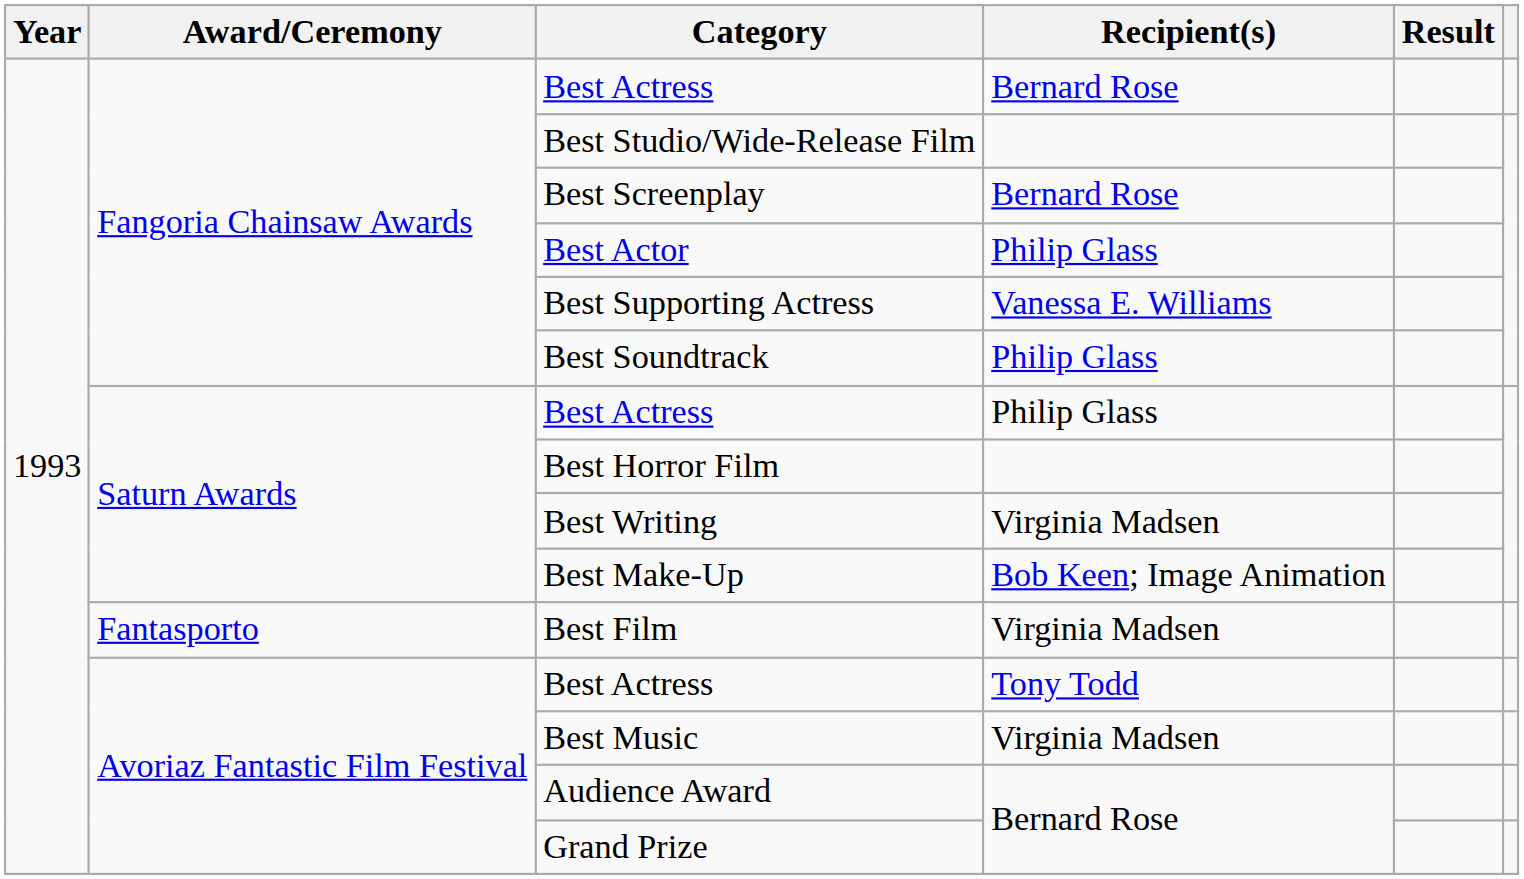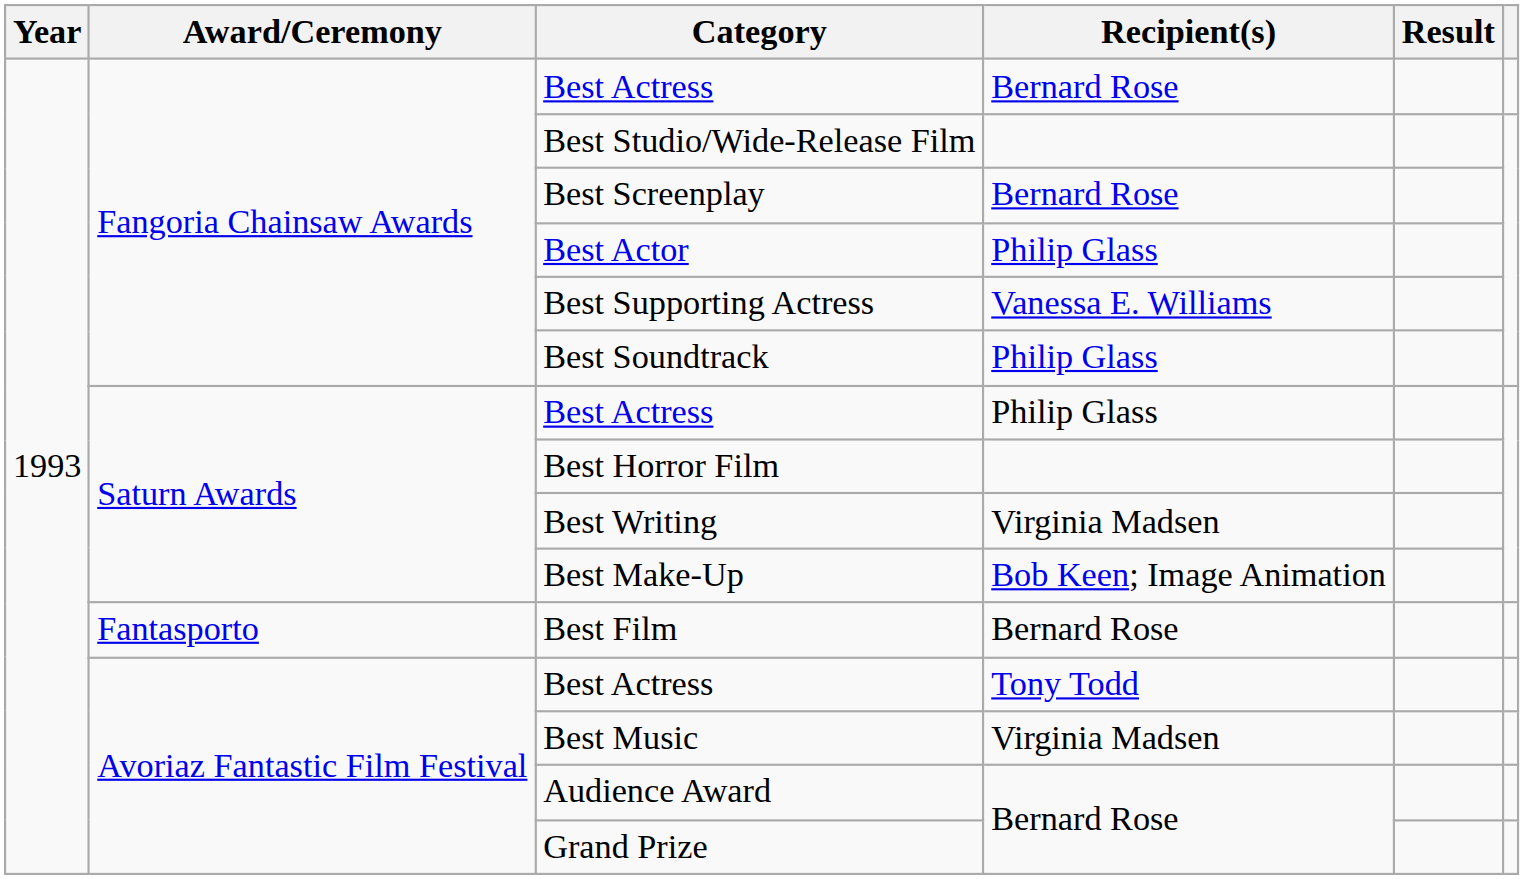(1105, 628) Virginia Madsen -> (1085, 628) Bernard Rose
